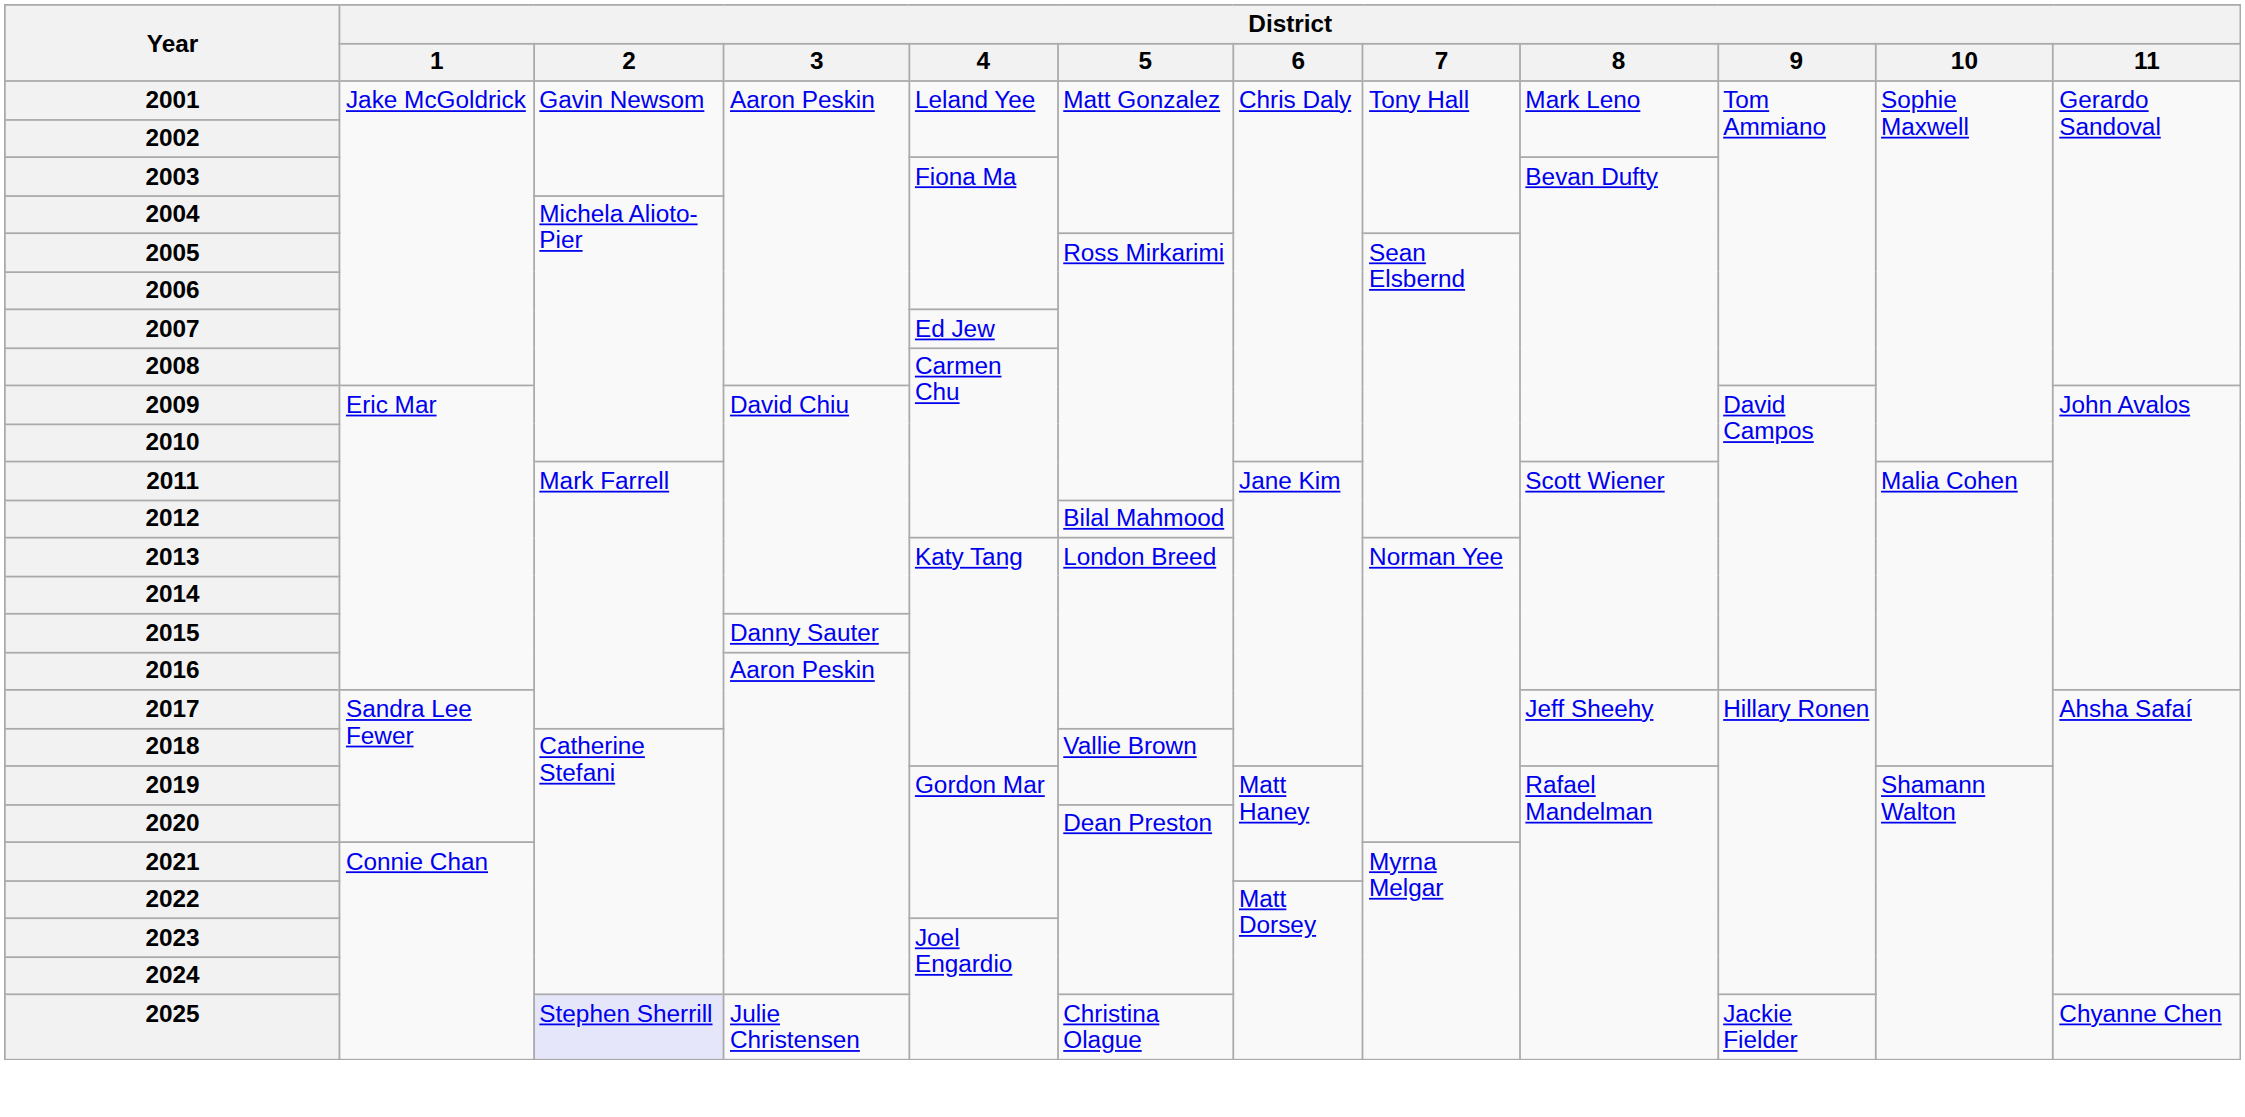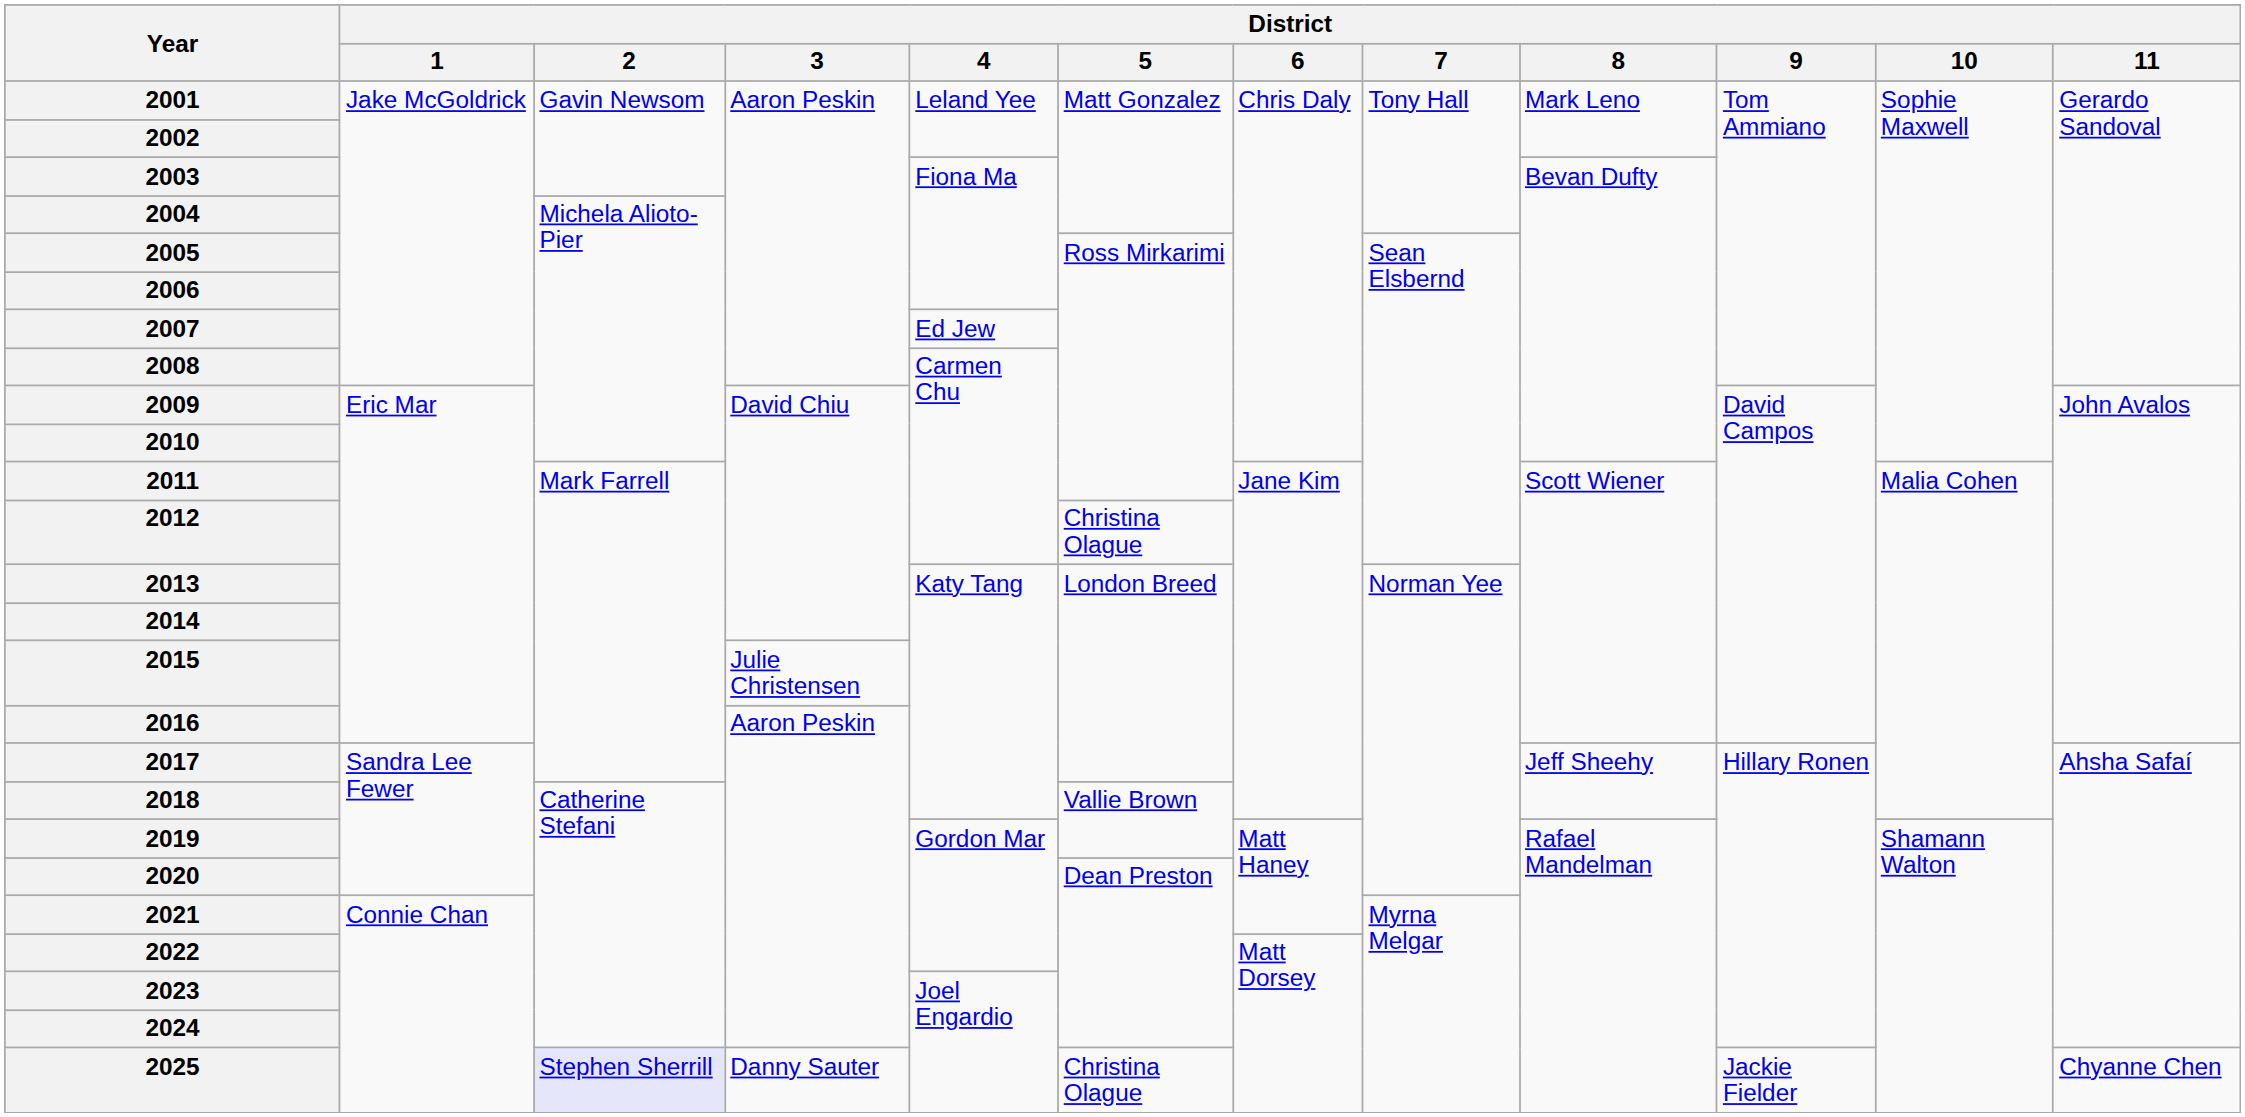(1144, 518) Bilal Mahmood -> (1112, 532) Christina Olague
(804, 633) Danny Sauter -> (795, 672) Julie Christensen
(795, 1026) Julie Christensen -> (805, 1066) Danny Sauter
